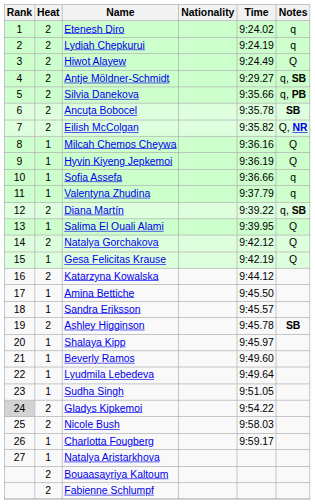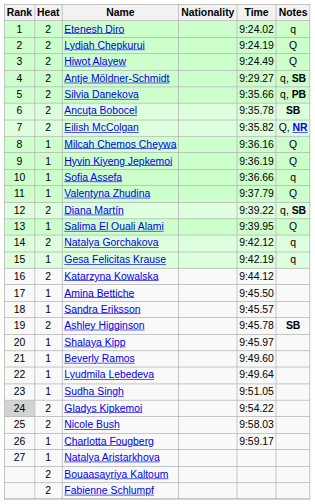(293, 45) q -> (293, 45) Q
(293, 194) q -> (293, 194) Q
(293, 243) Q -> (293, 243) q
(293, 260) Q -> (293, 260) q
